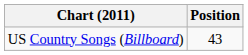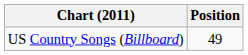(215, 38) 43 -> (215, 38) 49
